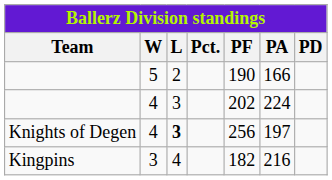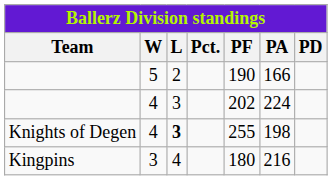(242, 132) 256 -> (242, 132) 255
(277, 132) 197 -> (277, 132) 198
(242, 160) 182 -> (242, 160) 180
